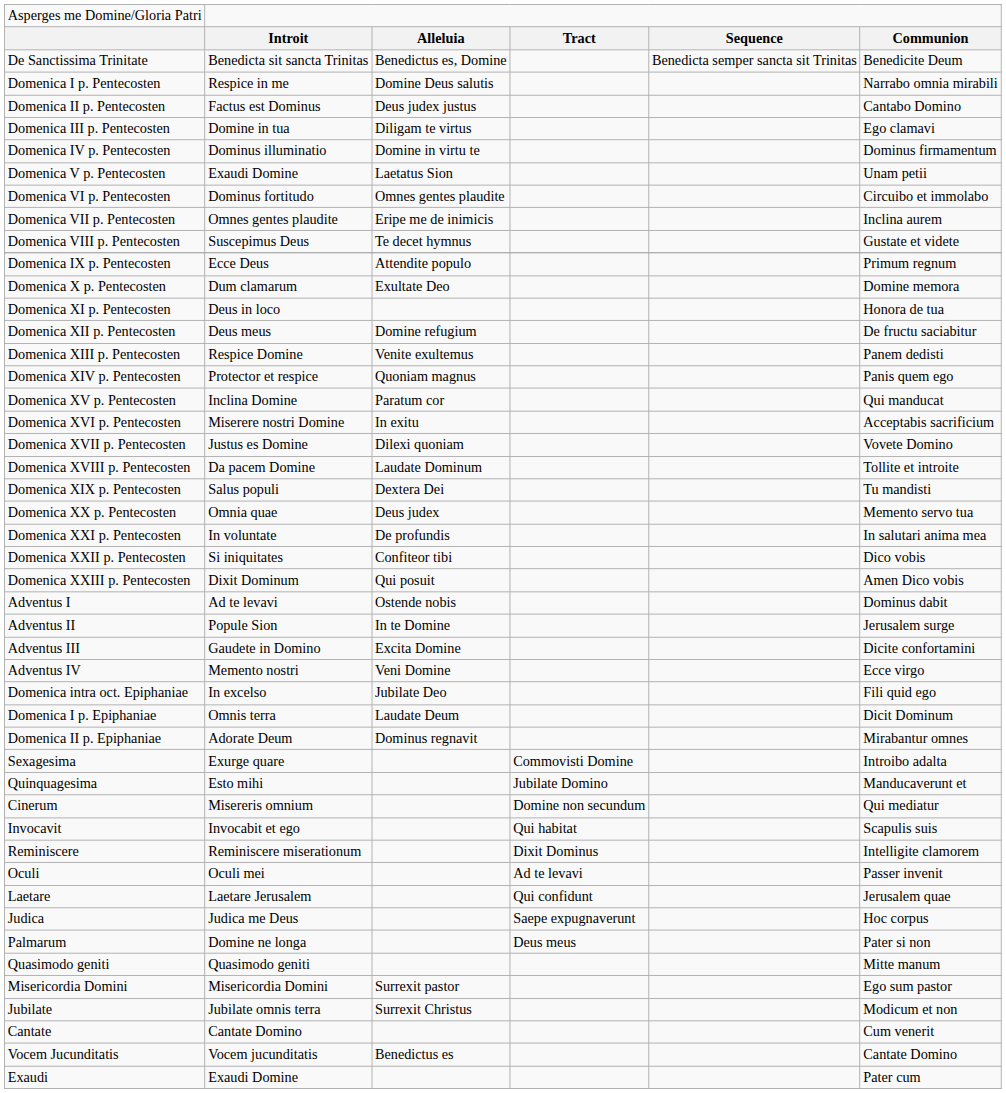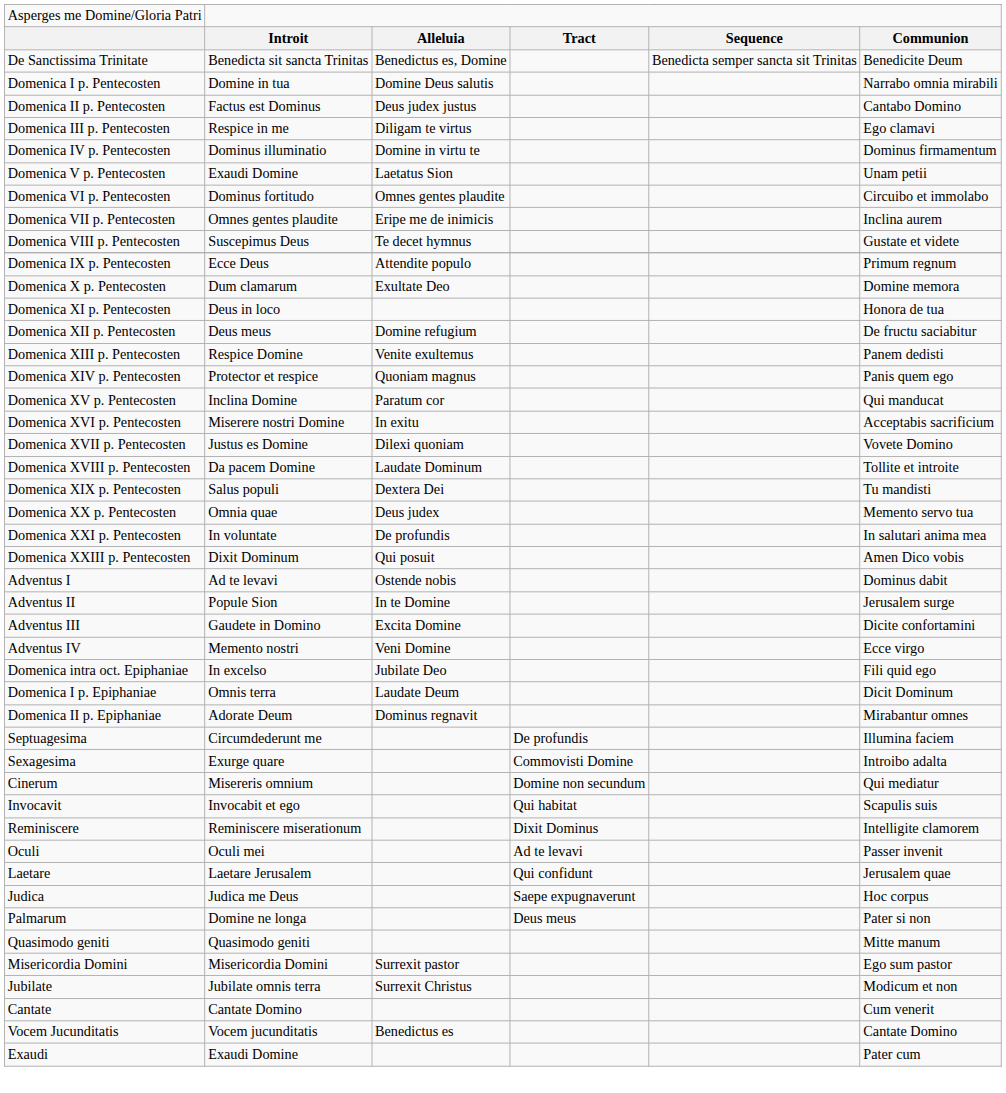(249, 83) Respice in me -> (249, 83) Domine in tua
(249, 128) Domine in tua -> (249, 128) Respice in me
- row: (97, 557)
+ row: (47, 738)
- row: (52, 783)
